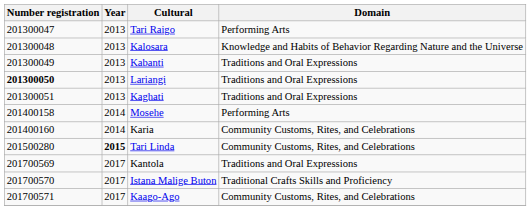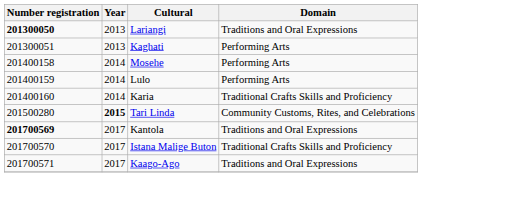- row: (153, 29)
- row: (149, 46)
- row: (147, 63)
(289, 96) Traditions and Oral Expressions -> (255, 46) Performing Arts
+ row: (140, 79)
(318, 130) Community Customs, Rites, and Celebrations -> (307, 96) Traditional Crafts Skills and Proficiency
(31, 163) normal -> (31, 130) bold
(318, 197) Community Customs, Rites, and Celebrations -> (289, 163) Traditions and Oral Expressions
